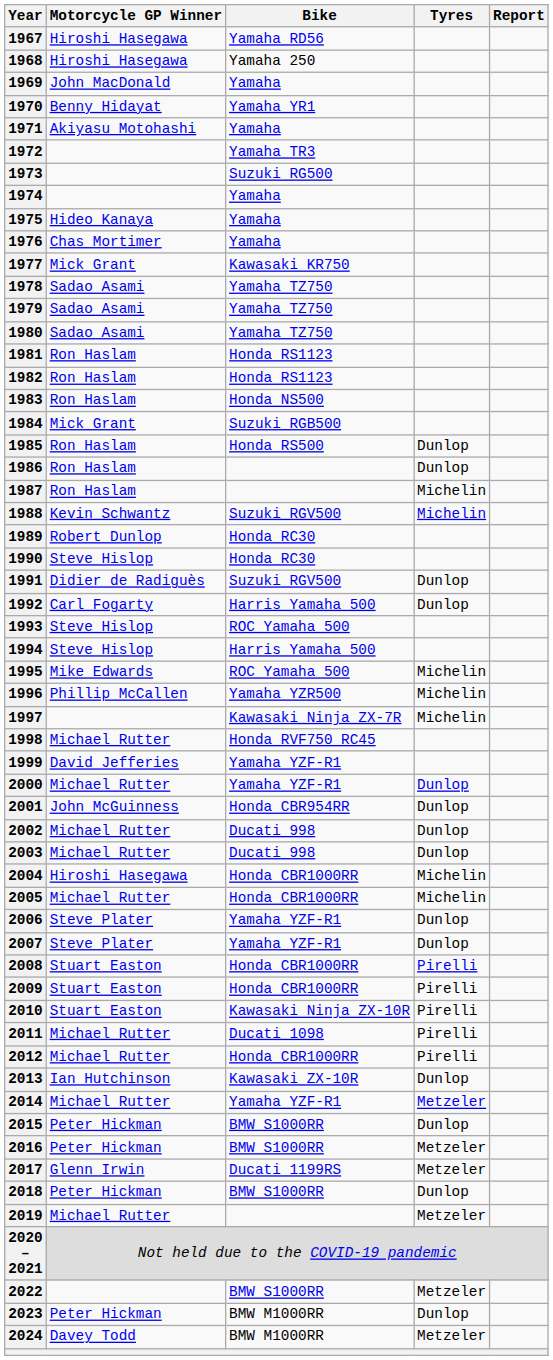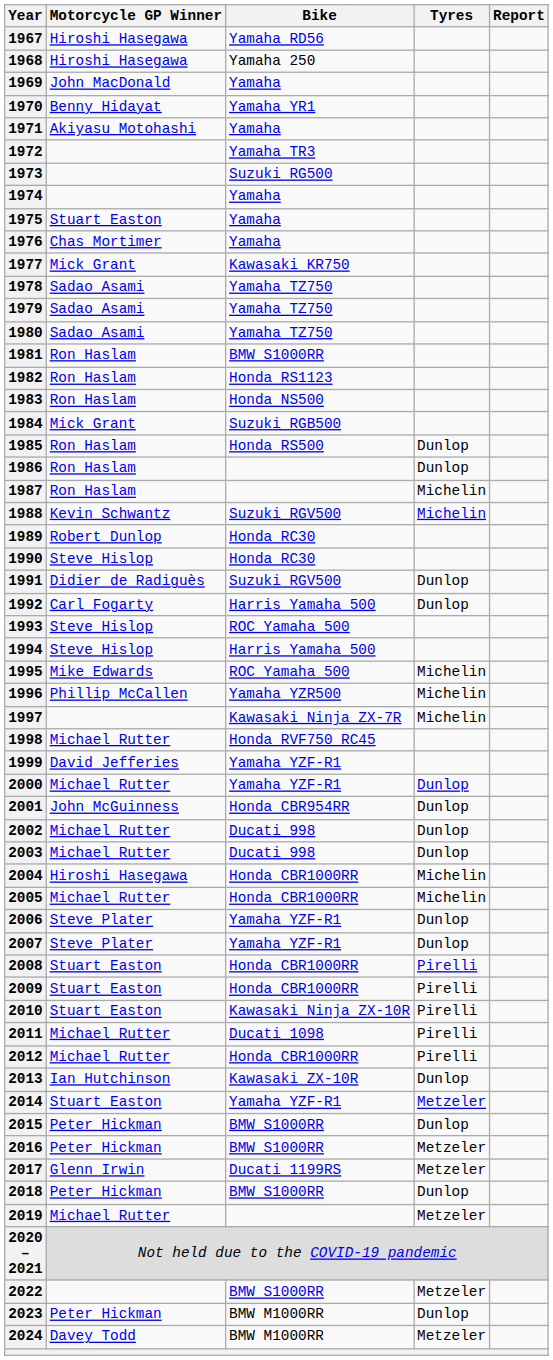(101, 220) Hideo Kanaya -> (106, 220) Stuart Easton
(281, 355) Honda RS1123 -> (276, 355) BMW S1000RR
(110, 1102) Michael Rutter -> (106, 1102) Stuart Easton
